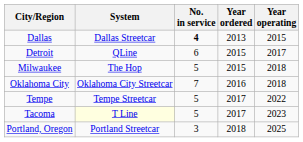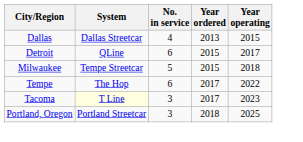(196, 38) bold -> (170, 38) normal
(125, 68) The Hop -> (112, 68) Tempe Streetcar
- row: (40, 83)
(125, 99) Tempe Streetcar -> (112, 83) The Hop
(196, 99) 5 -> (170, 83) 6
(196, 114) 5 -> (170, 99) 3
